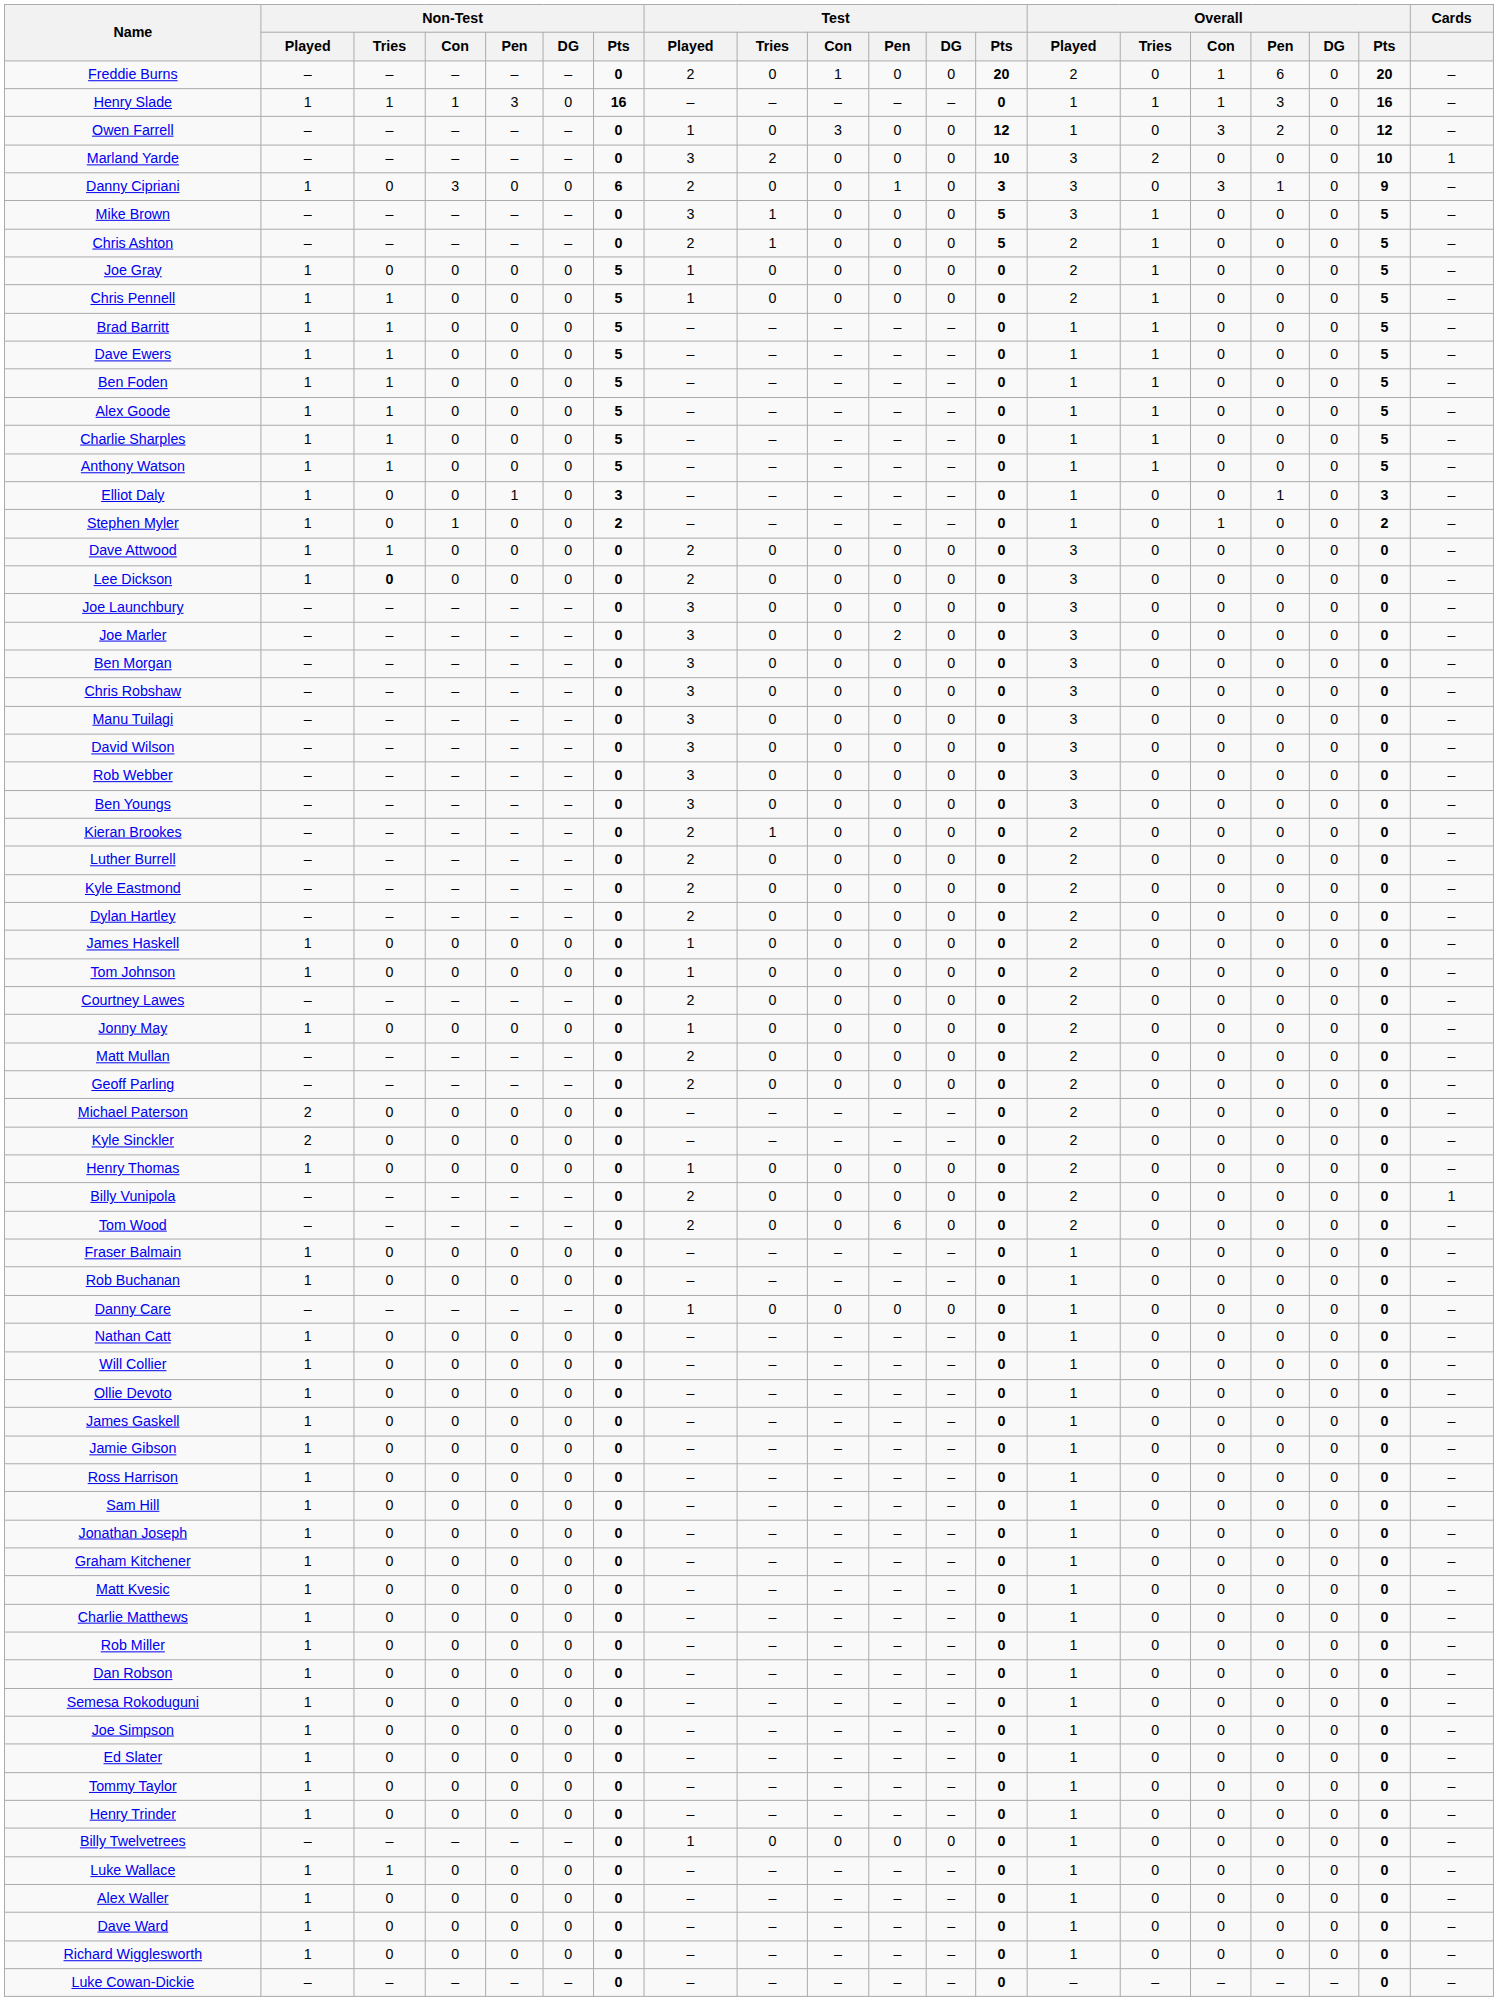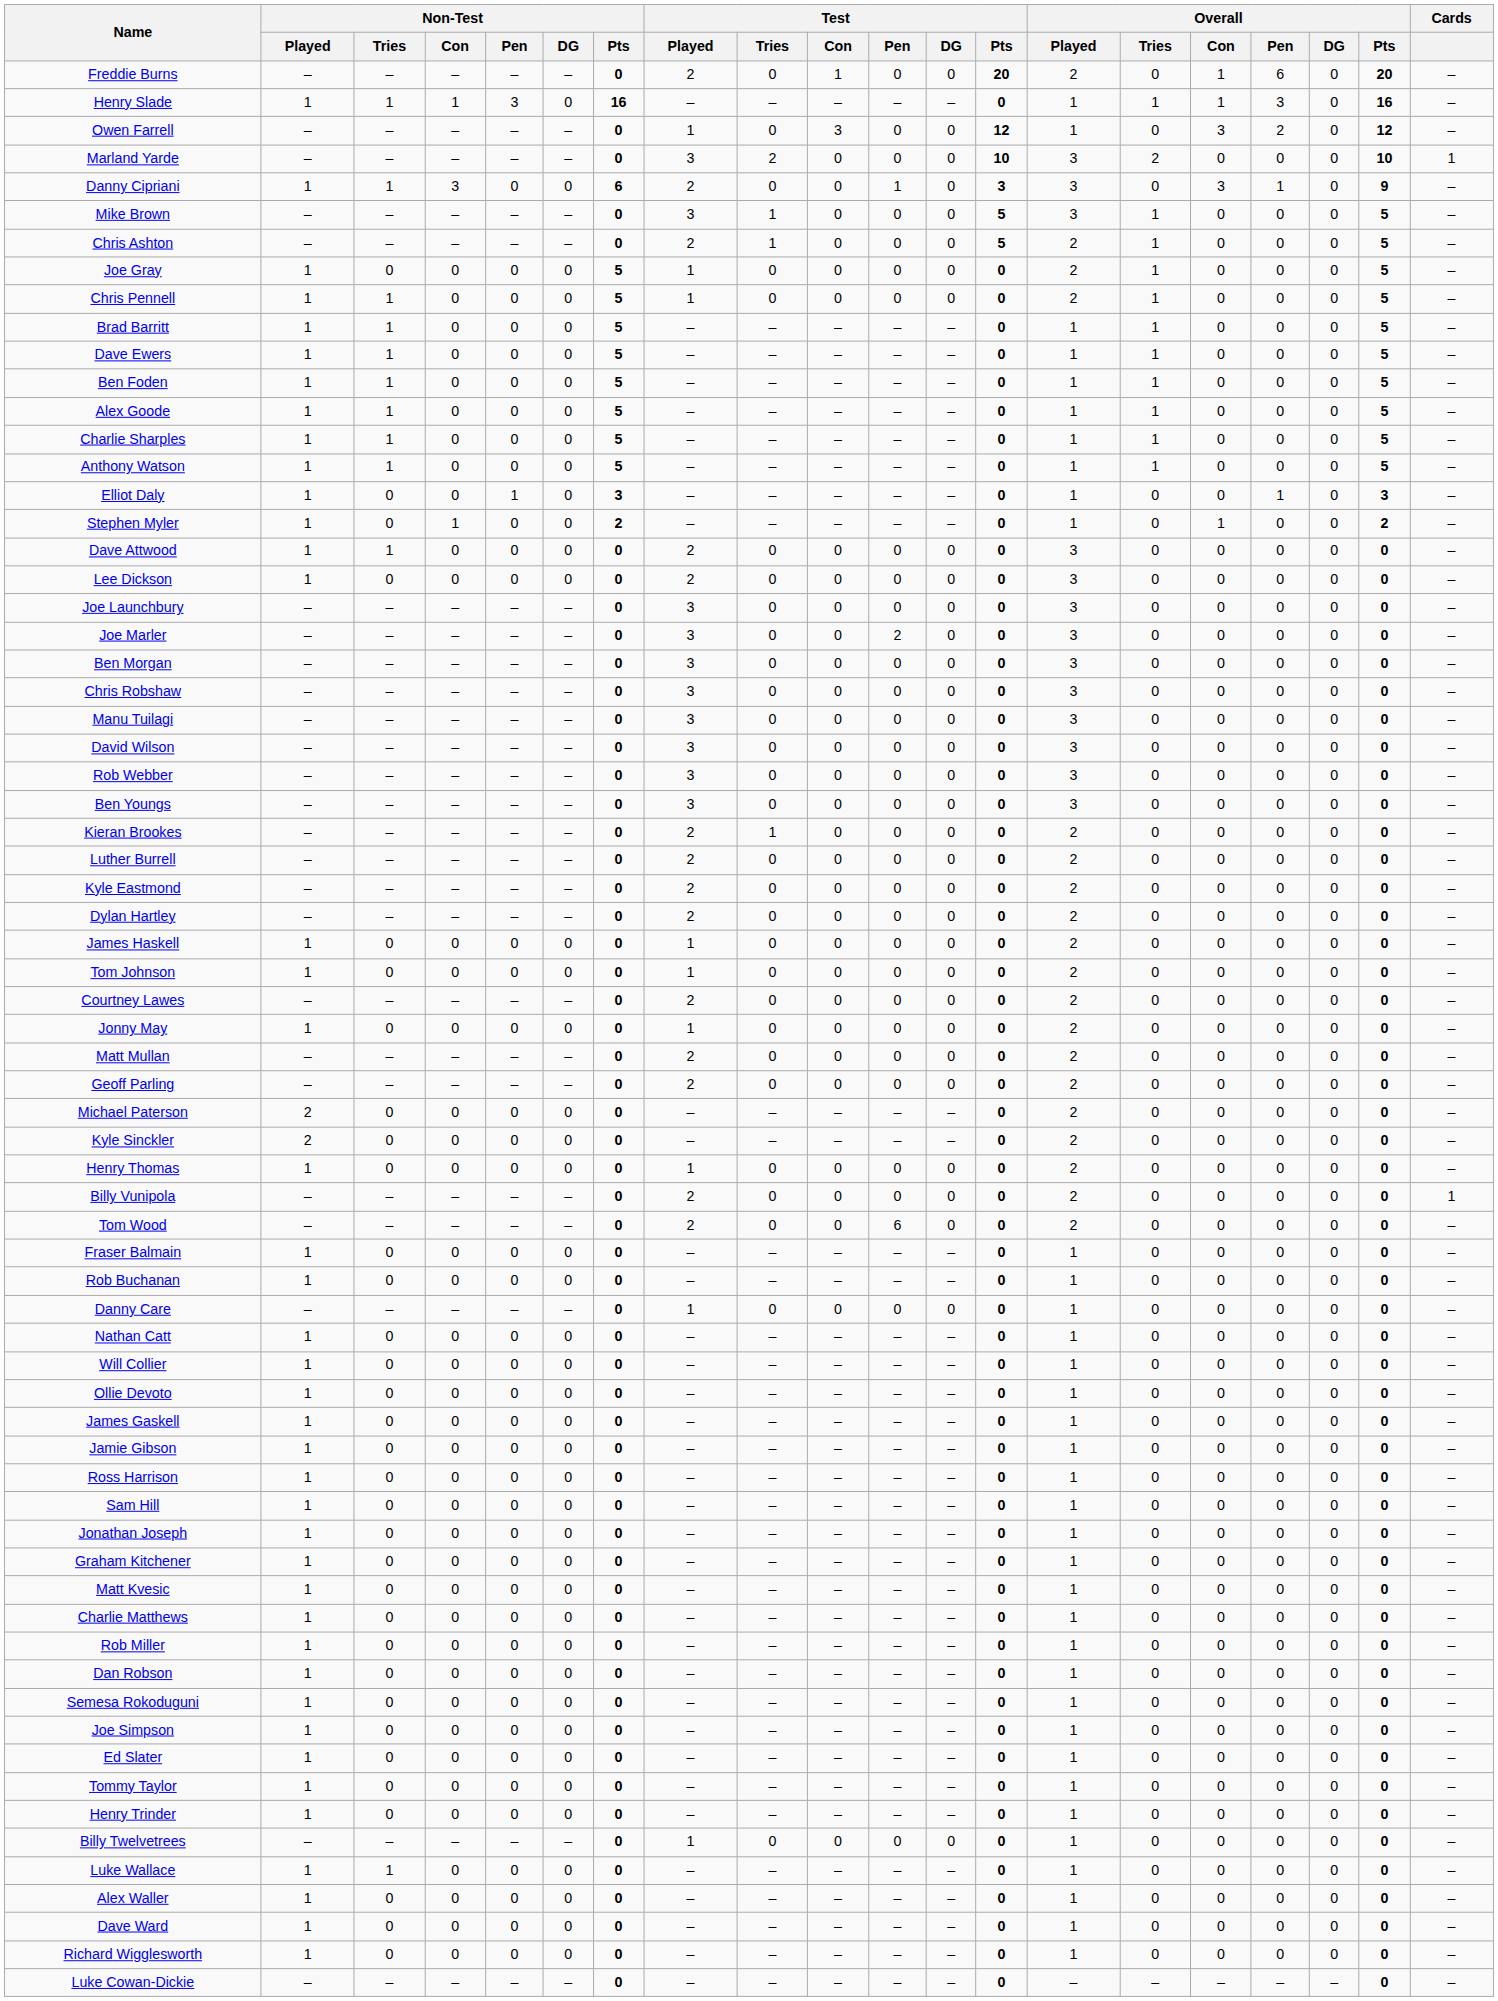(389, 186) 0 -> (389, 186) 1
(389, 579) bold -> (389, 579) normal
